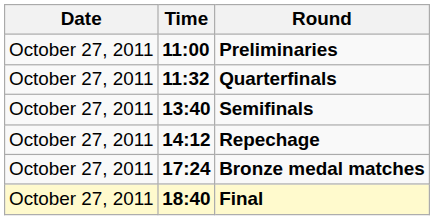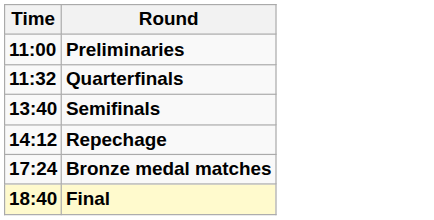- column: (81, 19)
